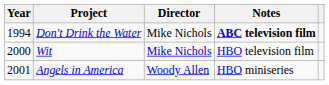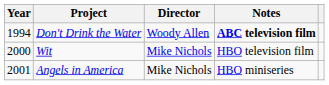(179, 32) Mike Nichols -> (178, 32) Woody Allen
(178, 70) Woody Allen -> (179, 70) Mike Nichols
